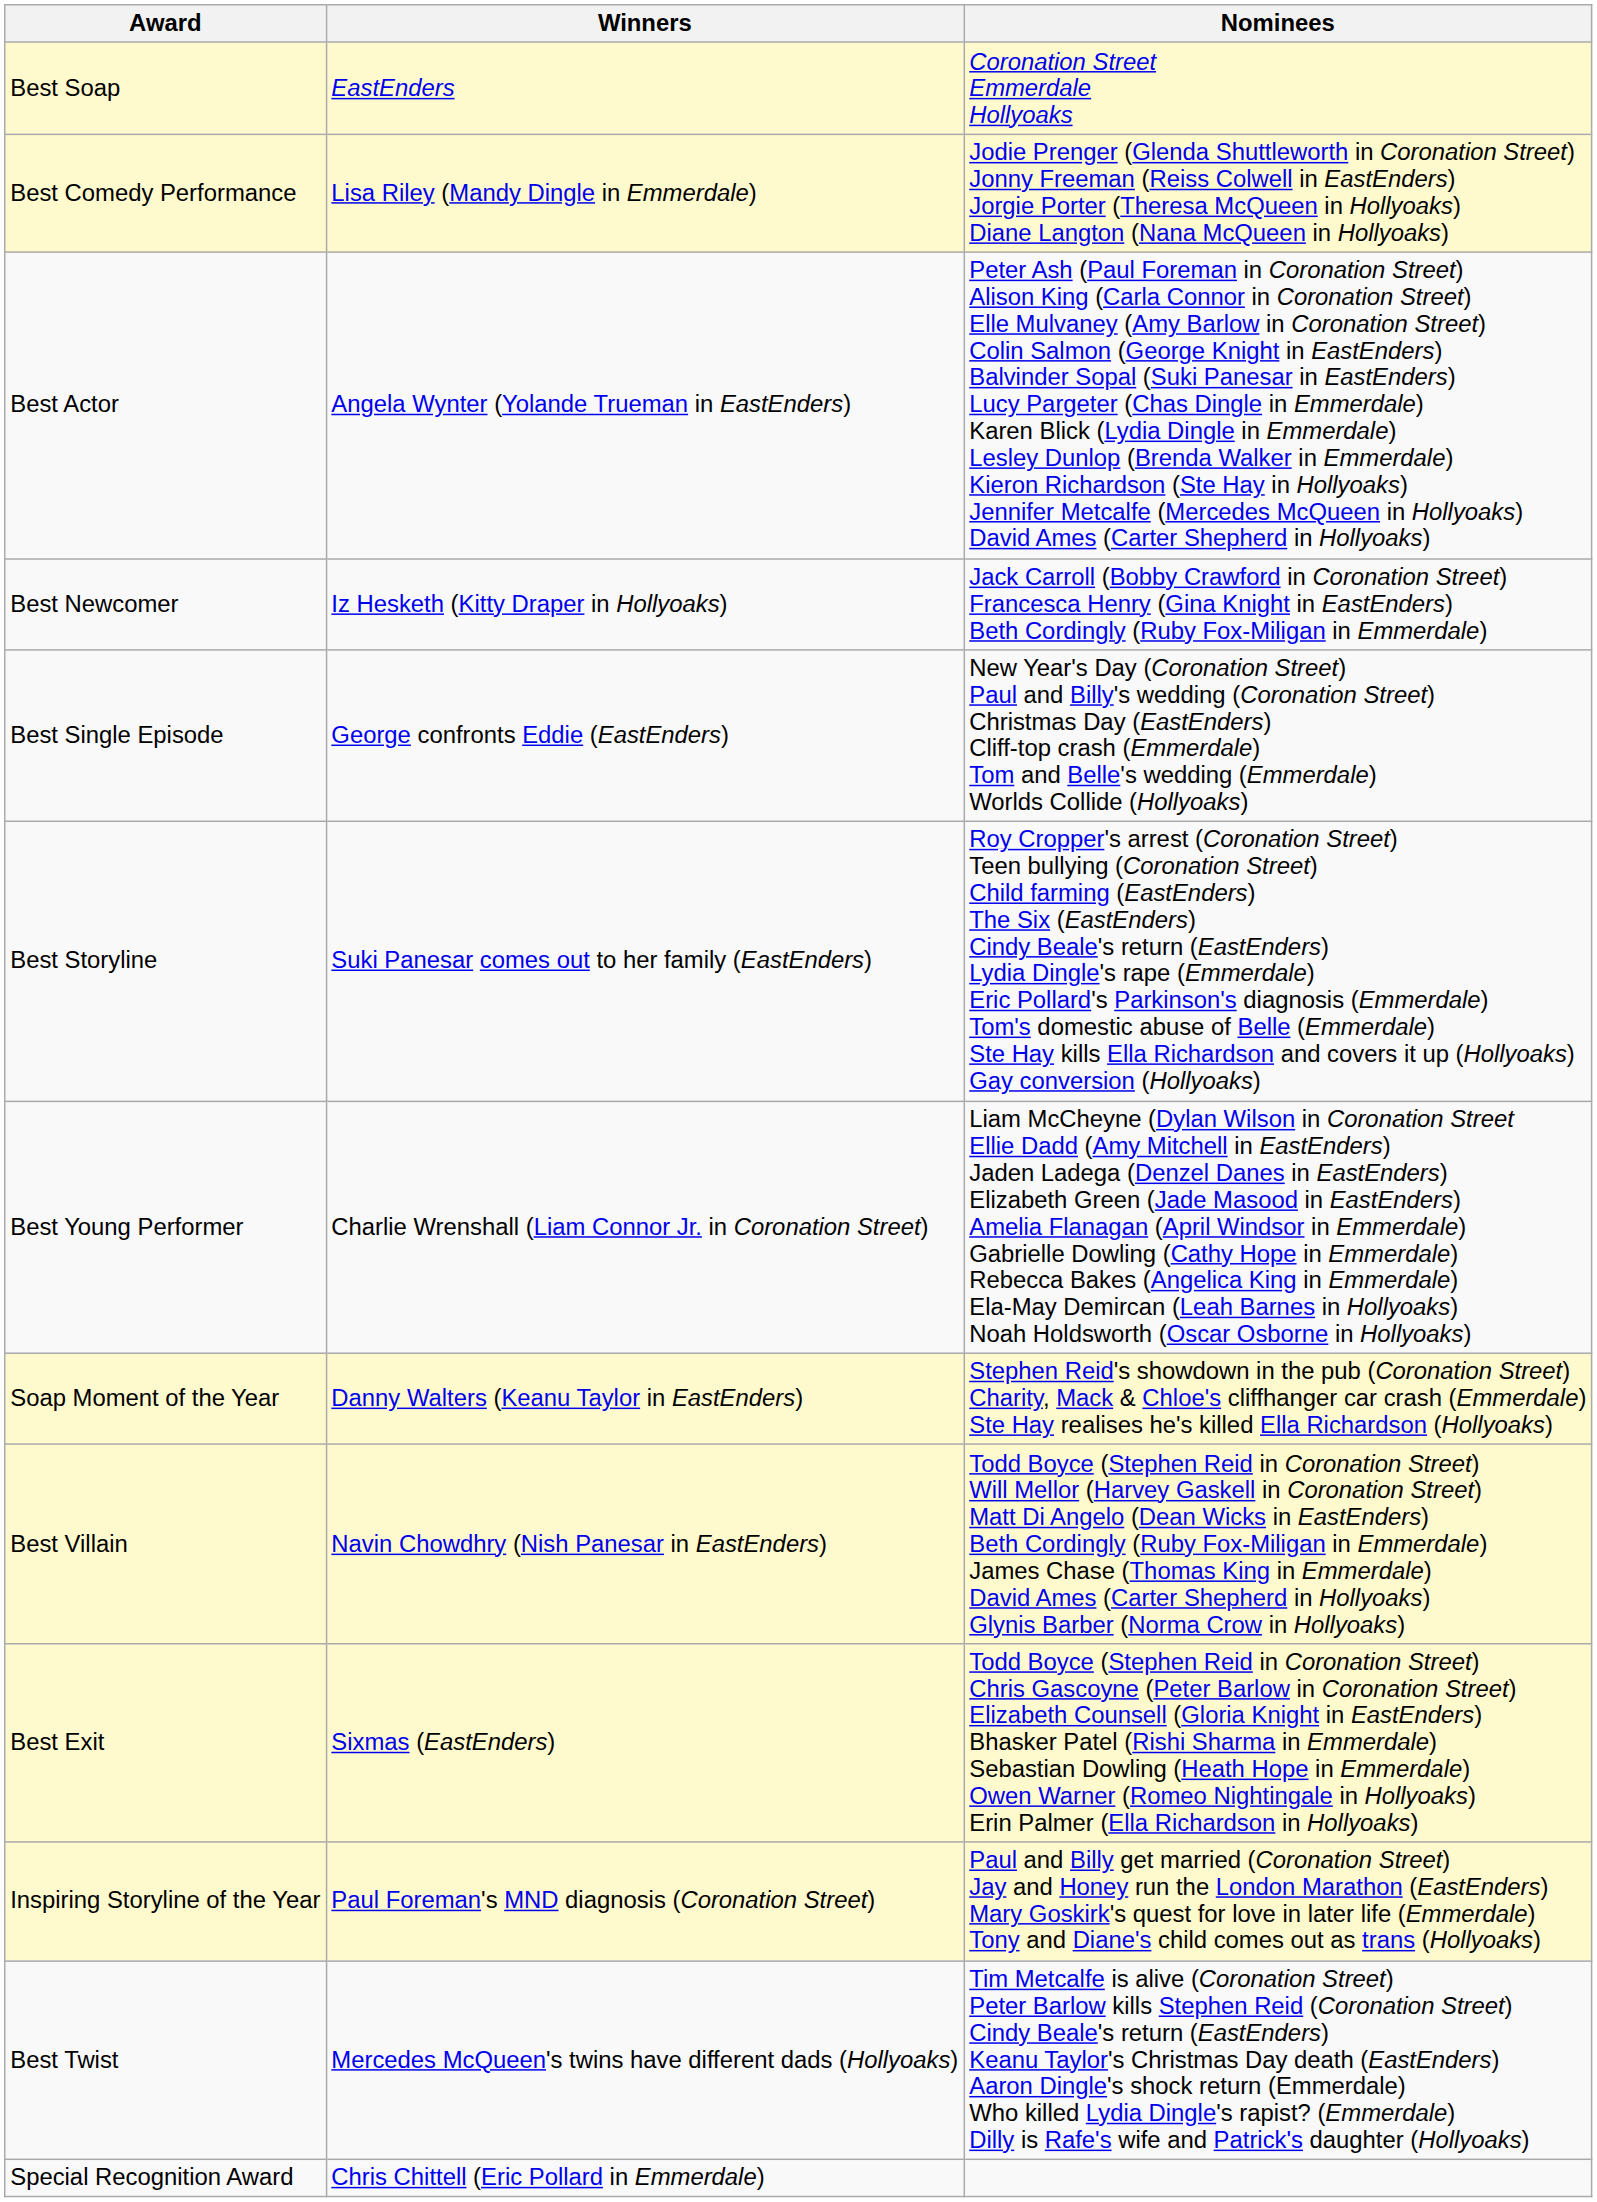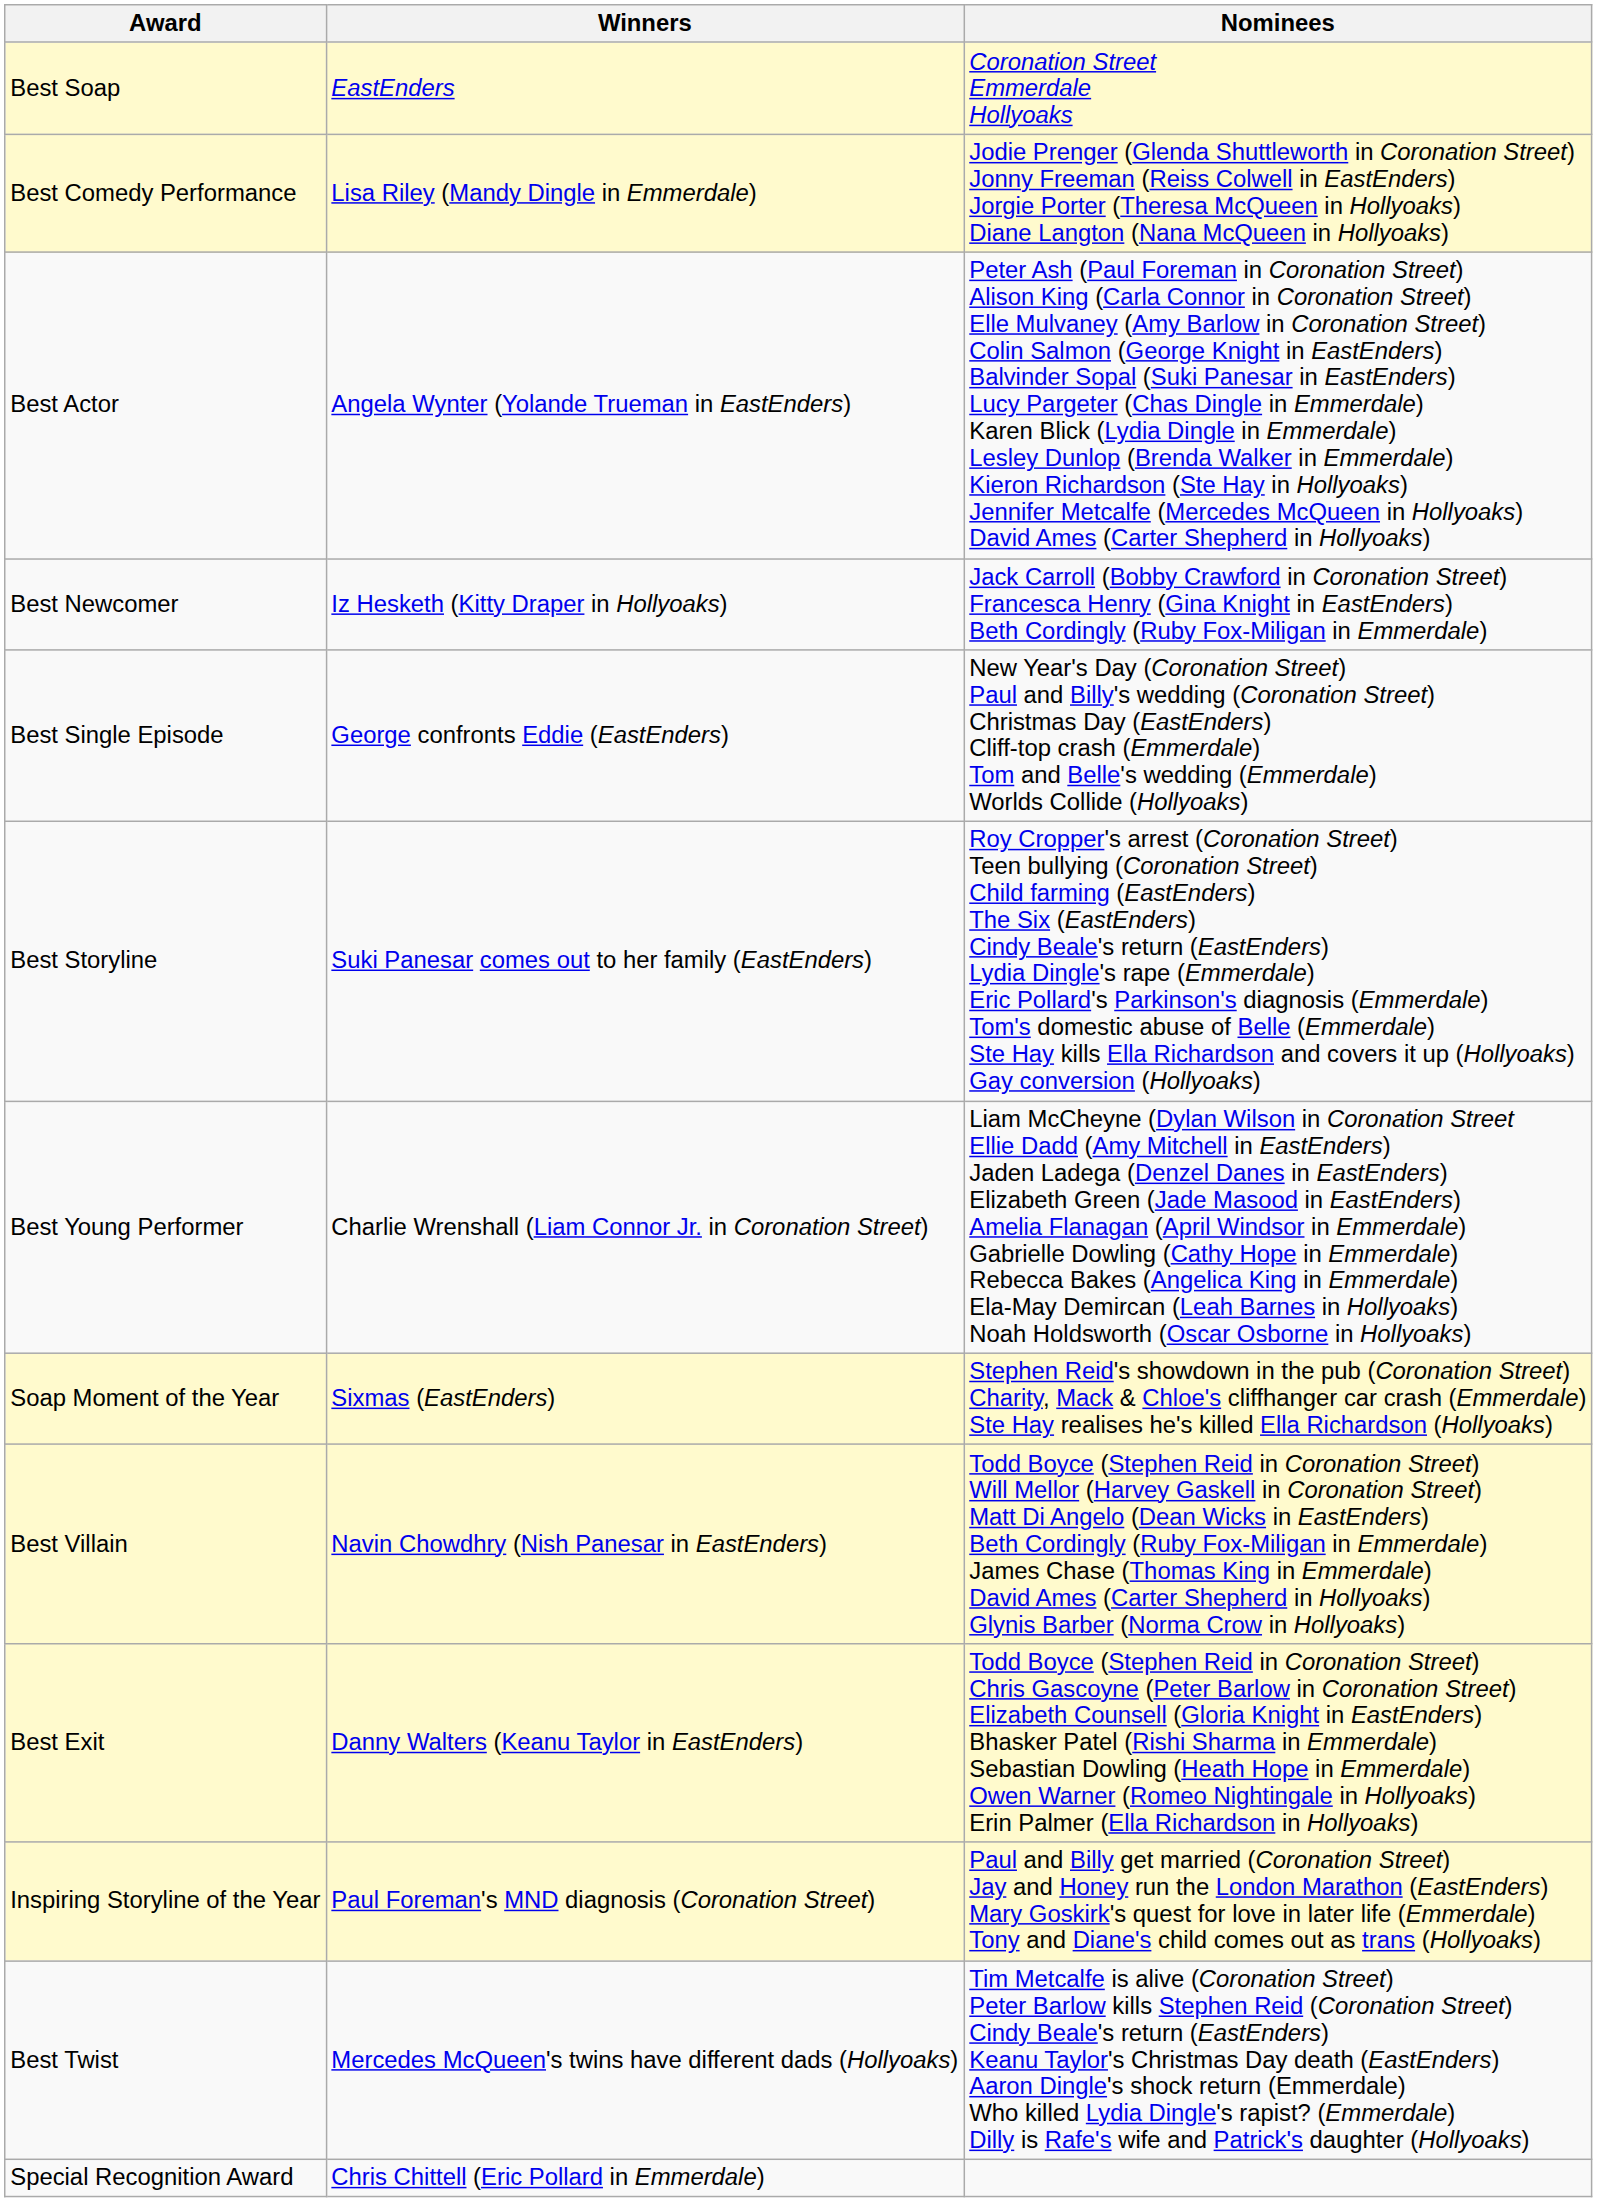(567, 1398) Danny Walters (Keanu Taylor in EastEnders) -> (443, 1398) Sixmas (EastEnders)
(443, 1742) Sixmas (EastEnders) -> (567, 1742) Danny Walters (Keanu Taylor in EastEnders)
